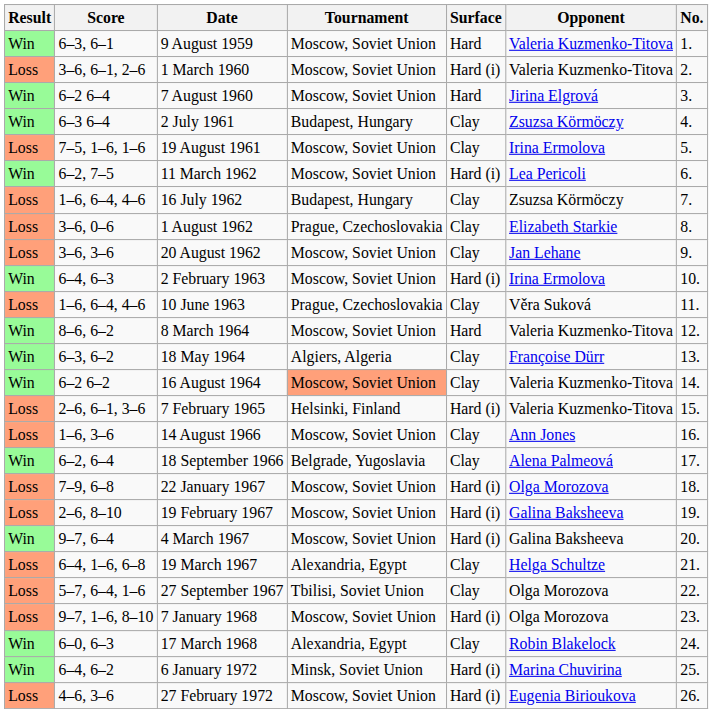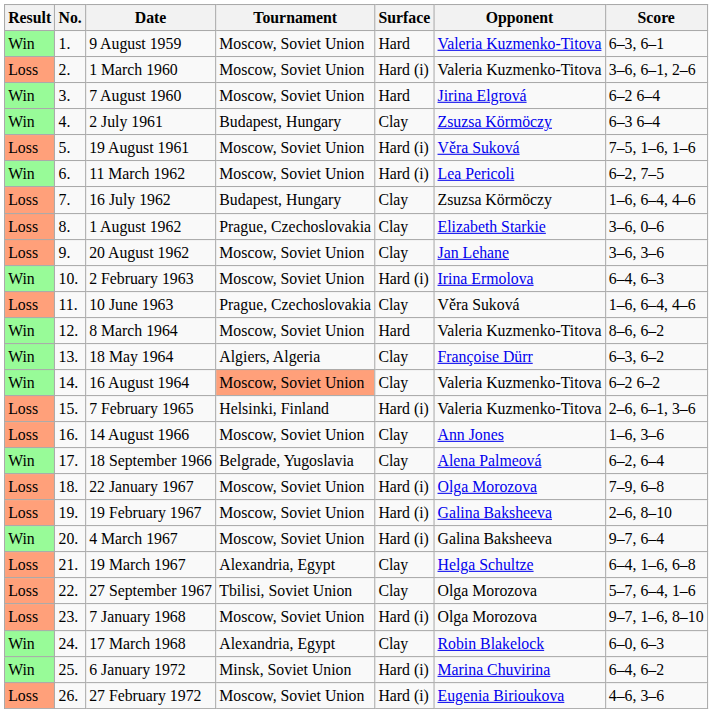columns swapped: (692, 17) <-> (106, 17)
(465, 148) Clay -> (404, 148) Hard (i)
(557, 148) Irina Ermolova -> (479, 148) Věra Suková
